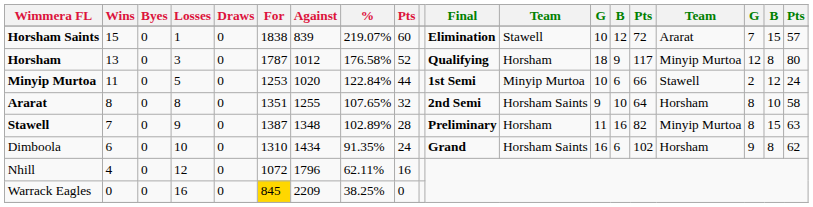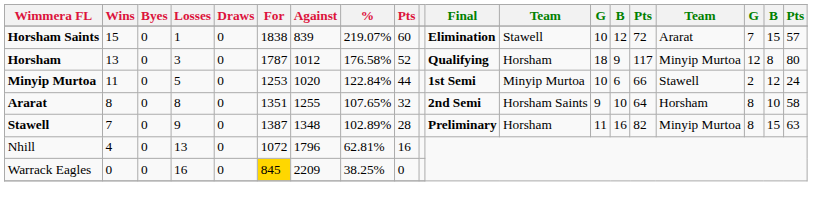- row: (34, 147)
(181, 169) 12 -> (181, 147) 13
(364, 169) 62.11% -> (364, 147) 62.81%
